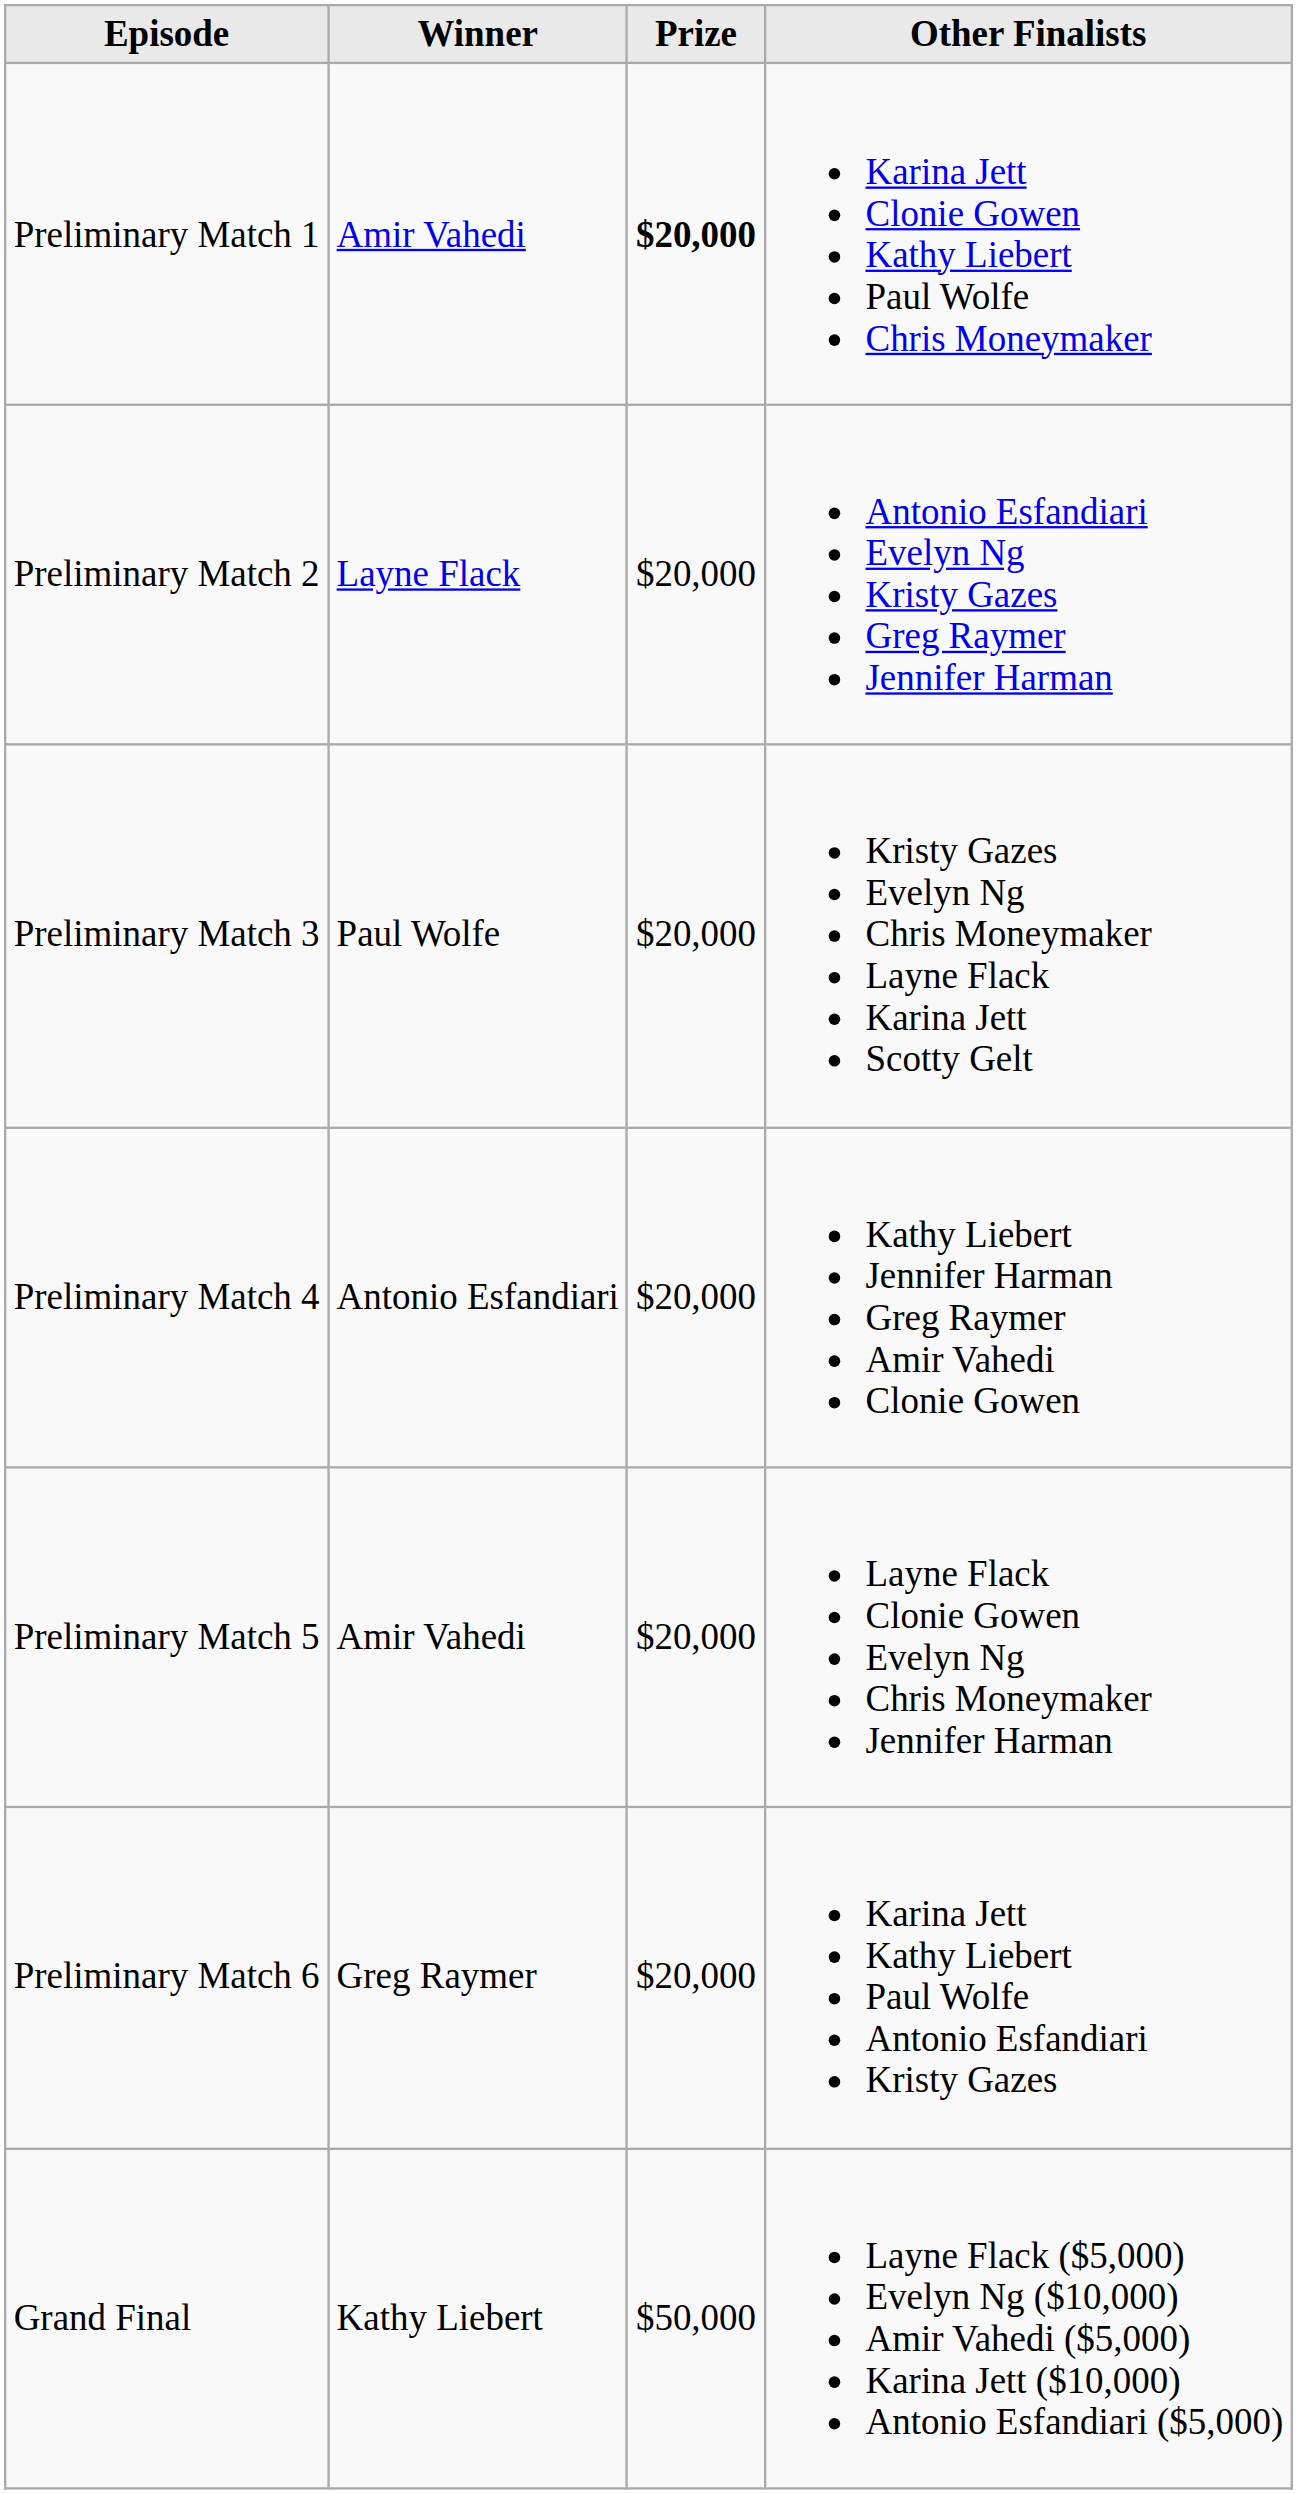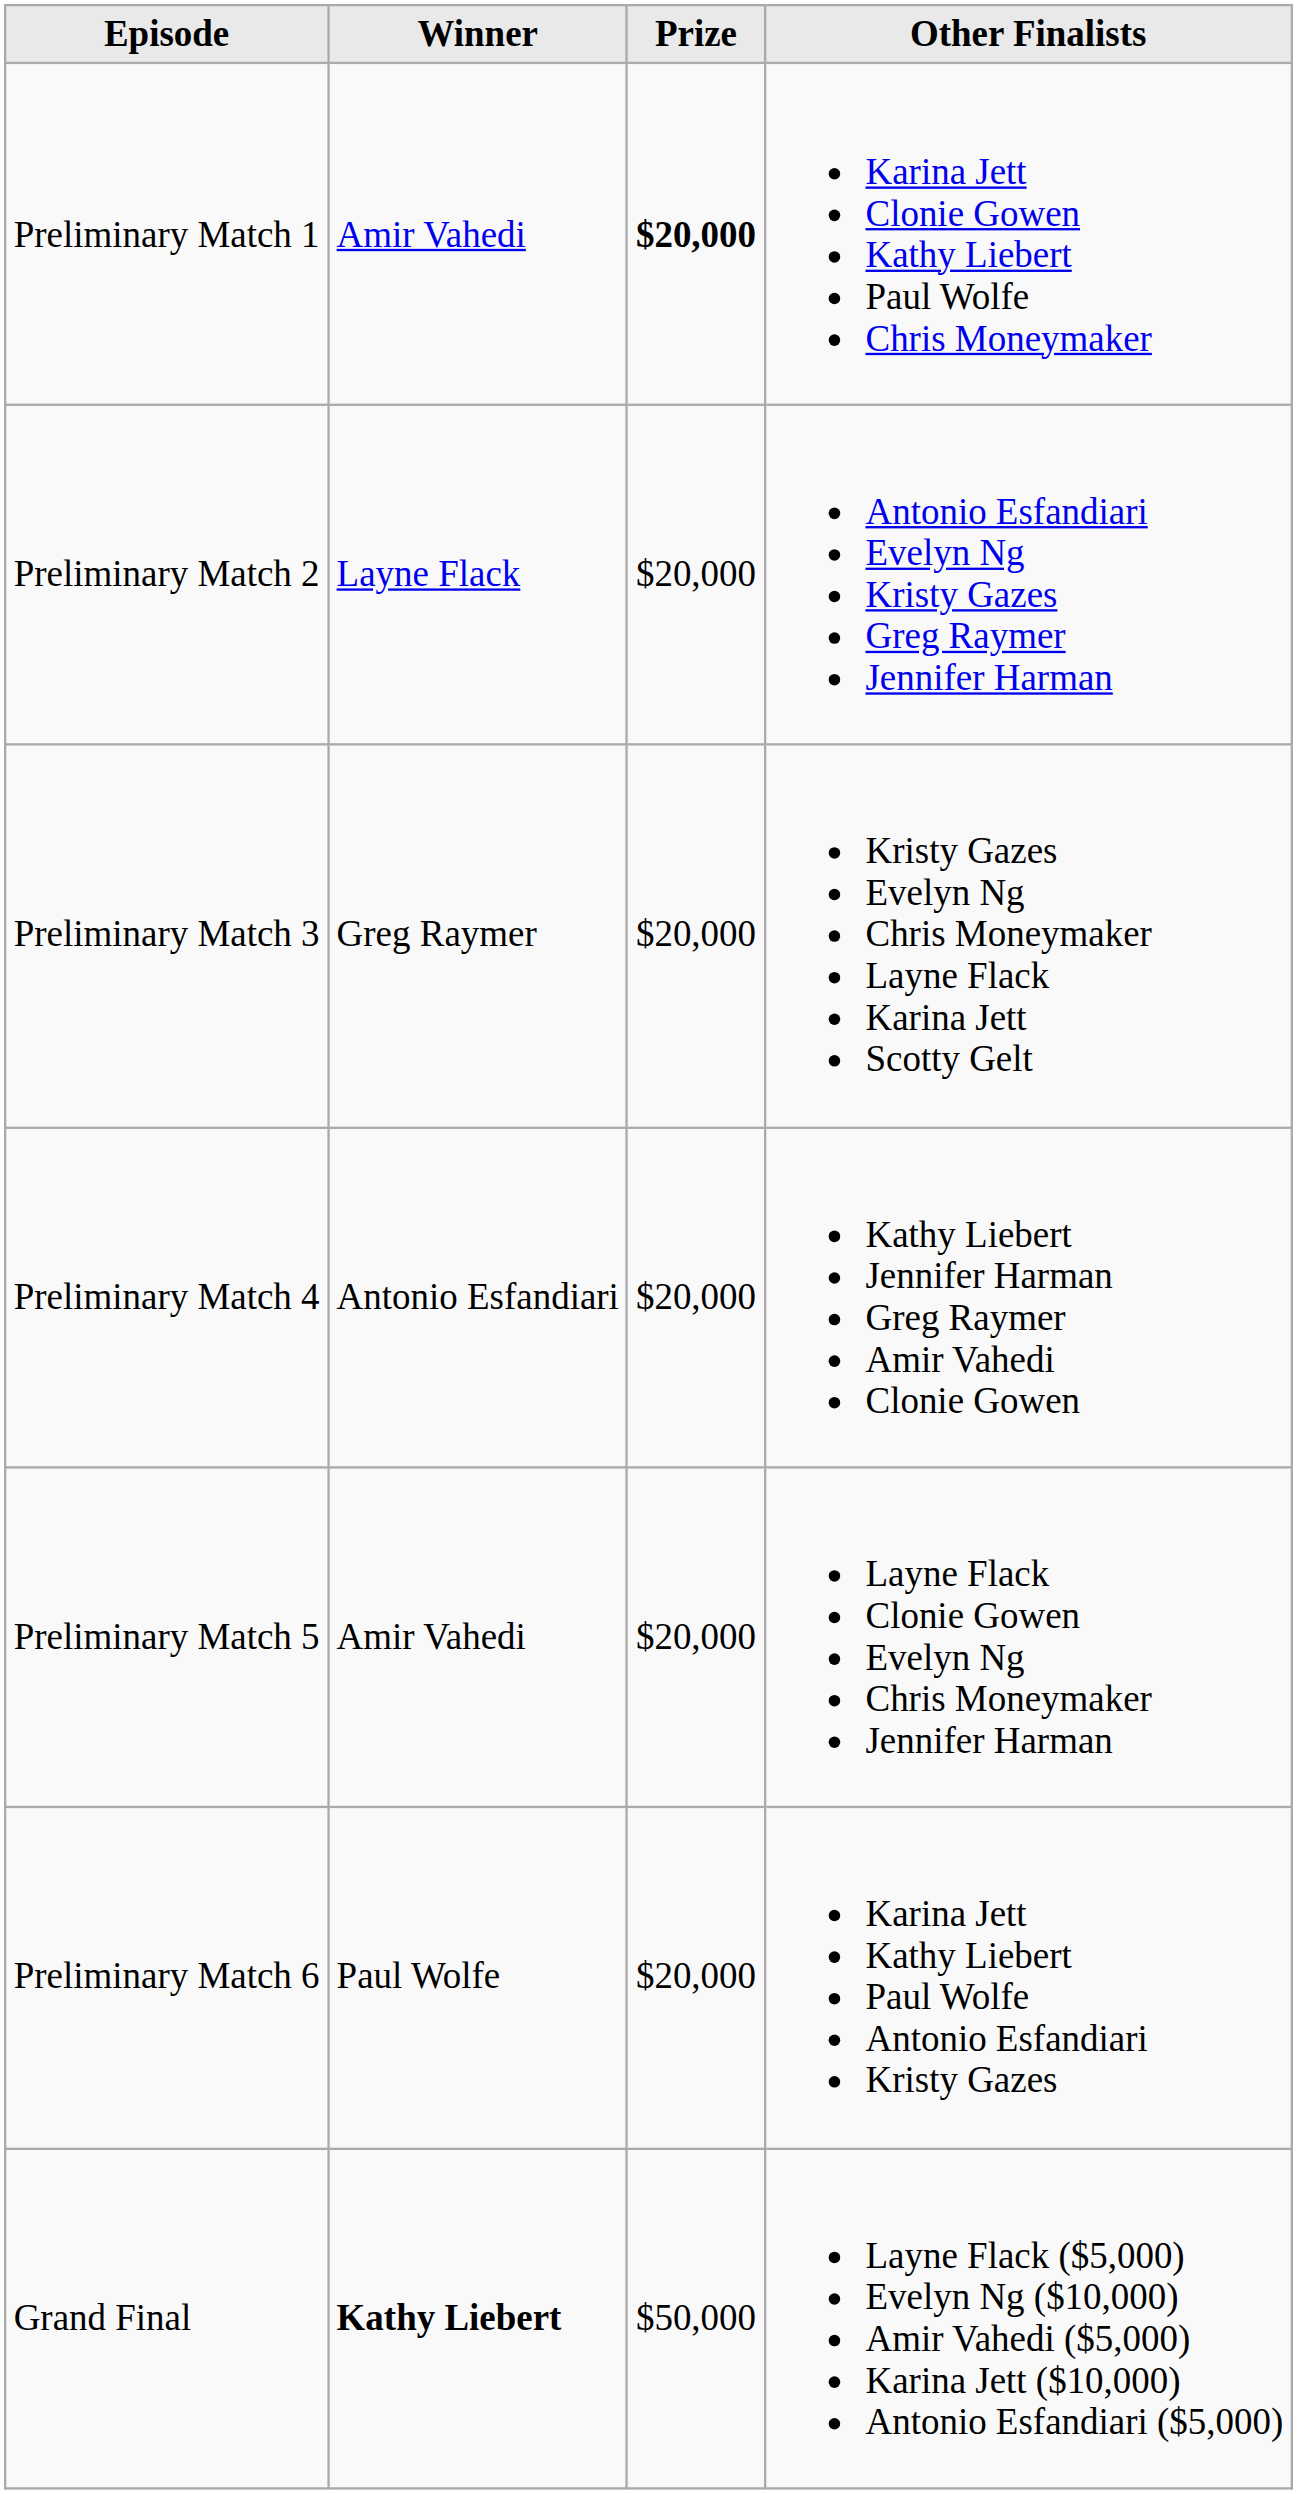(418, 934) Paul Wolfe -> (437, 934) Greg Raymer
(437, 1977) Greg Raymer -> (418, 1977) Paul Wolfe
(440, 2317) normal -> (449, 2317) bold
